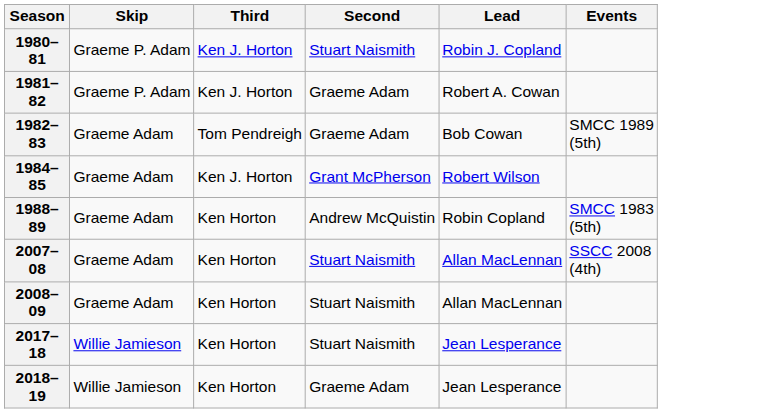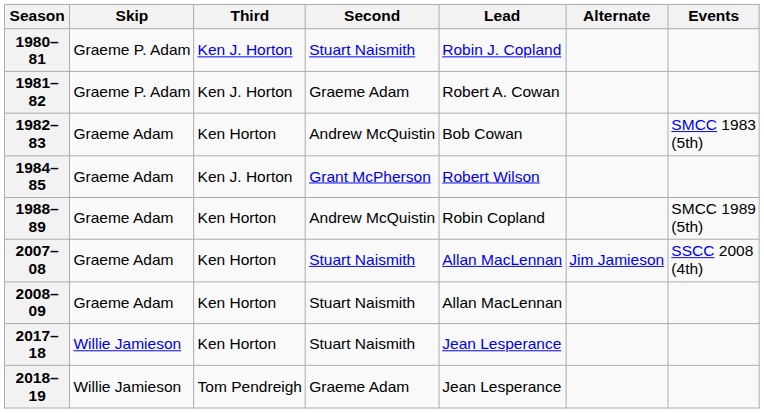+ column: (617, 16)
(250, 134) Tom Pendreigh -> (237, 134) Ken Horton
(359, 134) Graeme Adam -> (372, 134) Andrew McQuistin
(612, 134) SMCC 1989 (5th) -> (714, 134) SMCC 1983 (5th)
(612, 218) SMCC 1983 (5th) -> (714, 218) SMCC 1989 (5th)
(237, 386) Ken Horton -> (250, 386) Tom Pendreigh
